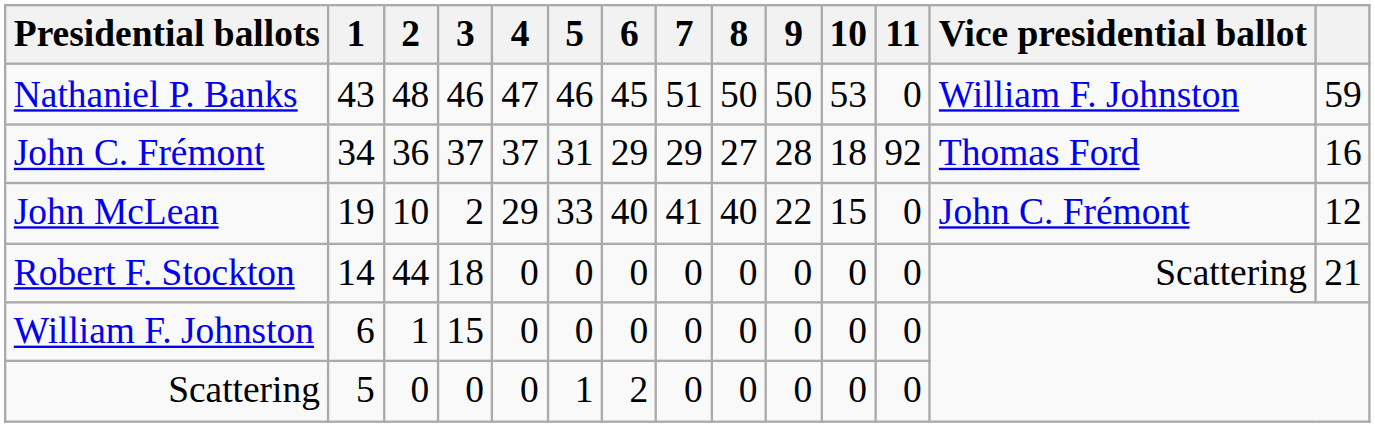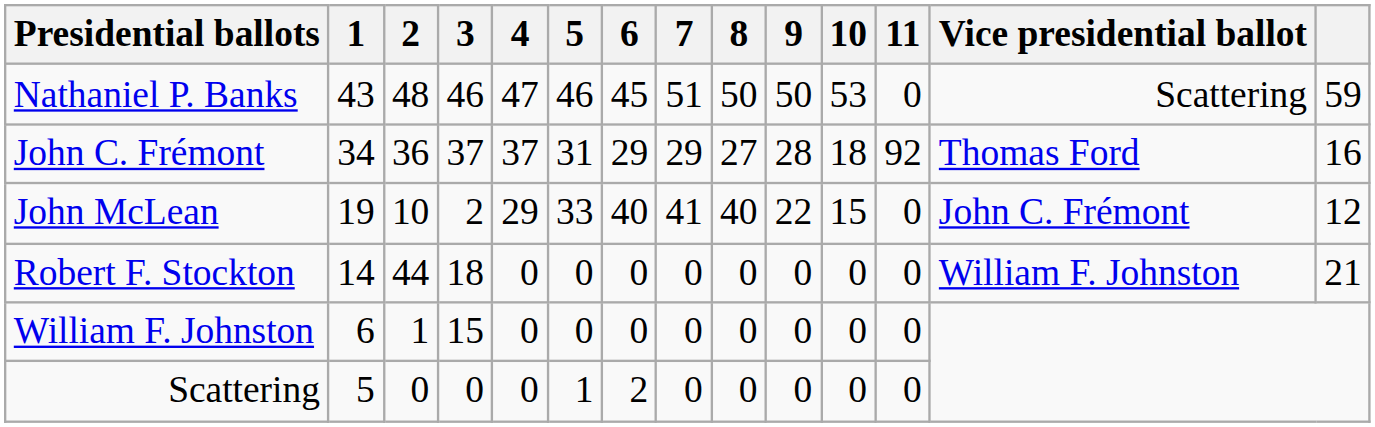(1089, 93) William F. Johnston -> (1231, 93) Scattering
(1231, 271) Scattering -> (1089, 271) William F. Johnston
